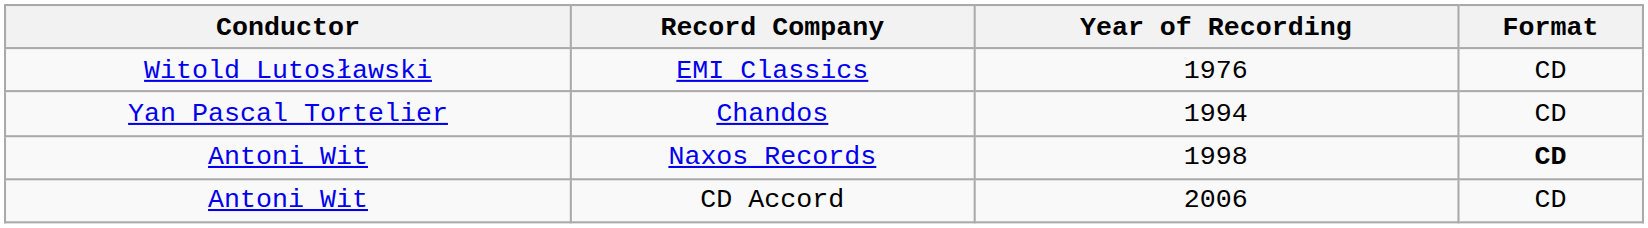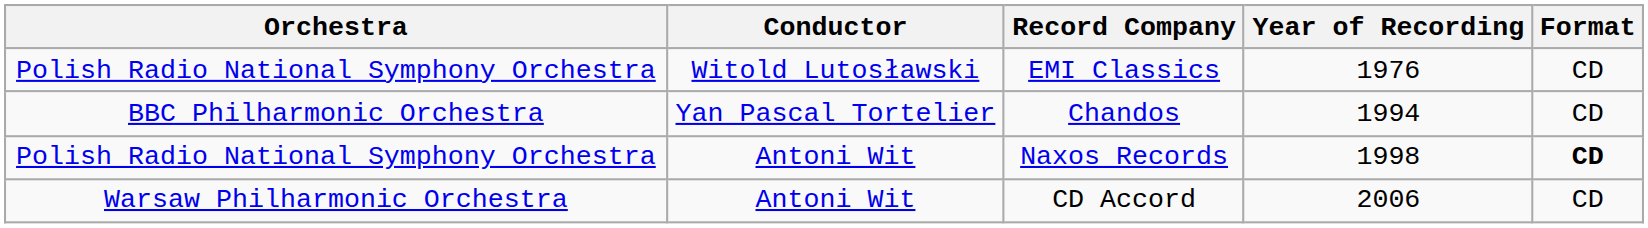+ column: (336, 27)
